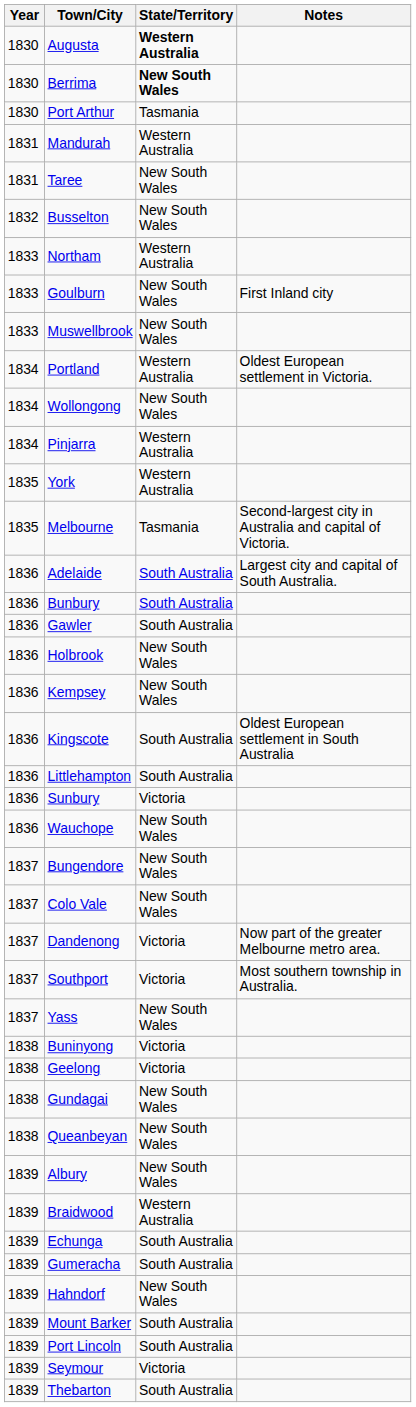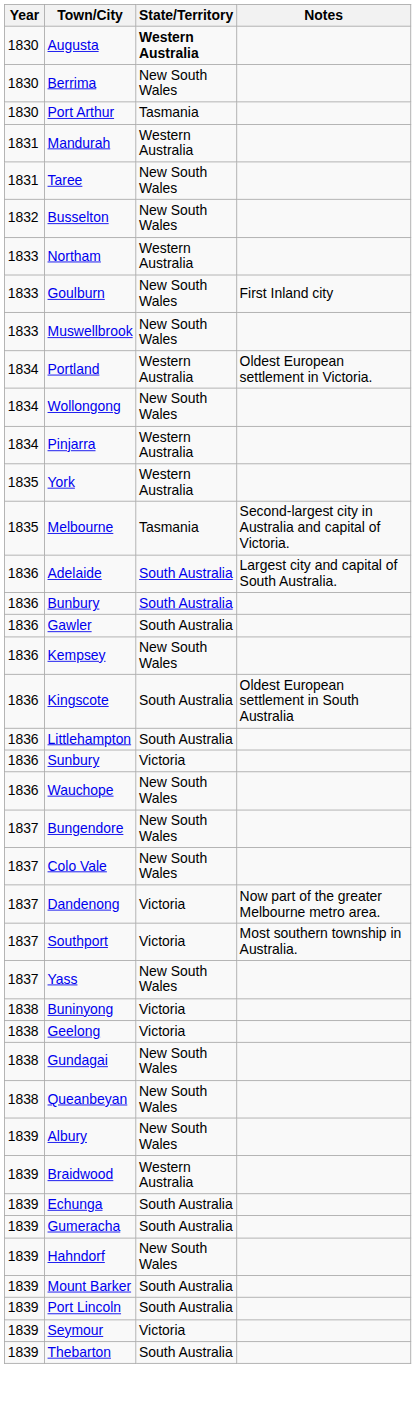(175, 83) bold -> (173, 83) normal
- row: (75, 655)
